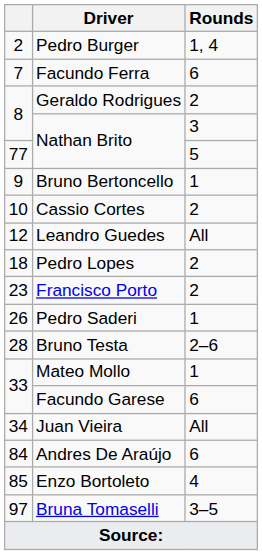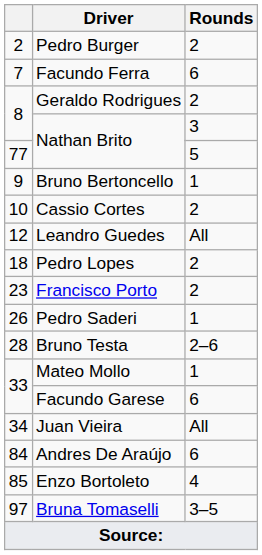(204, 45) 1, 4 -> (194, 45) 2
